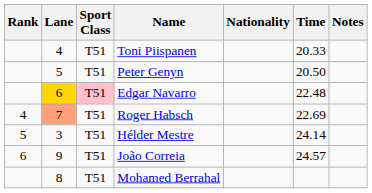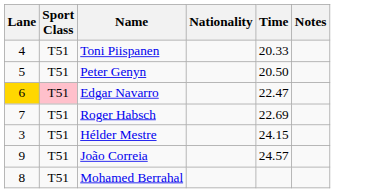- column: (23, 22)
(311, 93) 22.48 -> (274, 93) 22.47
(59, 114) lightsalmon background -> (22, 114) no background
(311, 135) 24.14 -> (274, 135) 24.15
